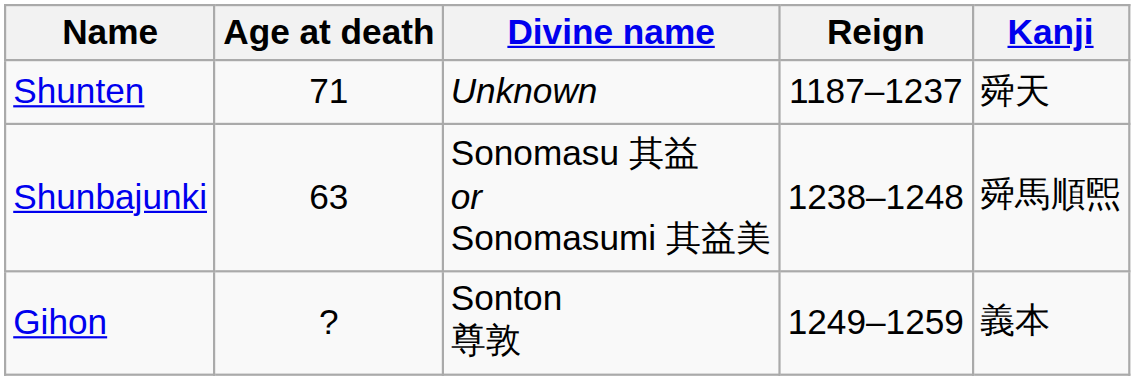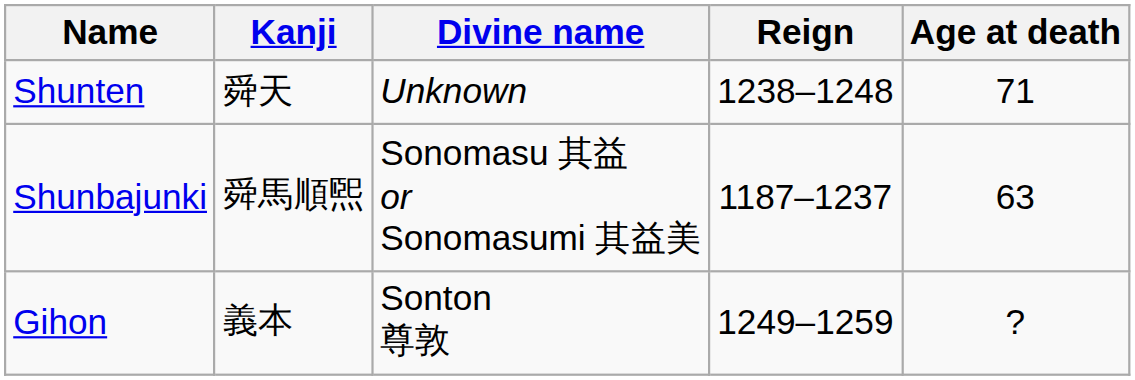columns swapped: (1051, 32) <-> (329, 32)
(876, 91) 1187–1237 -> (805, 91) 1238–1248
(876, 196) 1238–1248 -> (805, 196) 1187–1237
